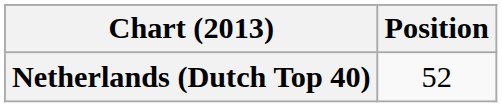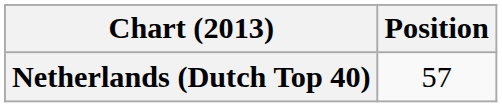(437, 76) 52 -> (437, 76) 57
